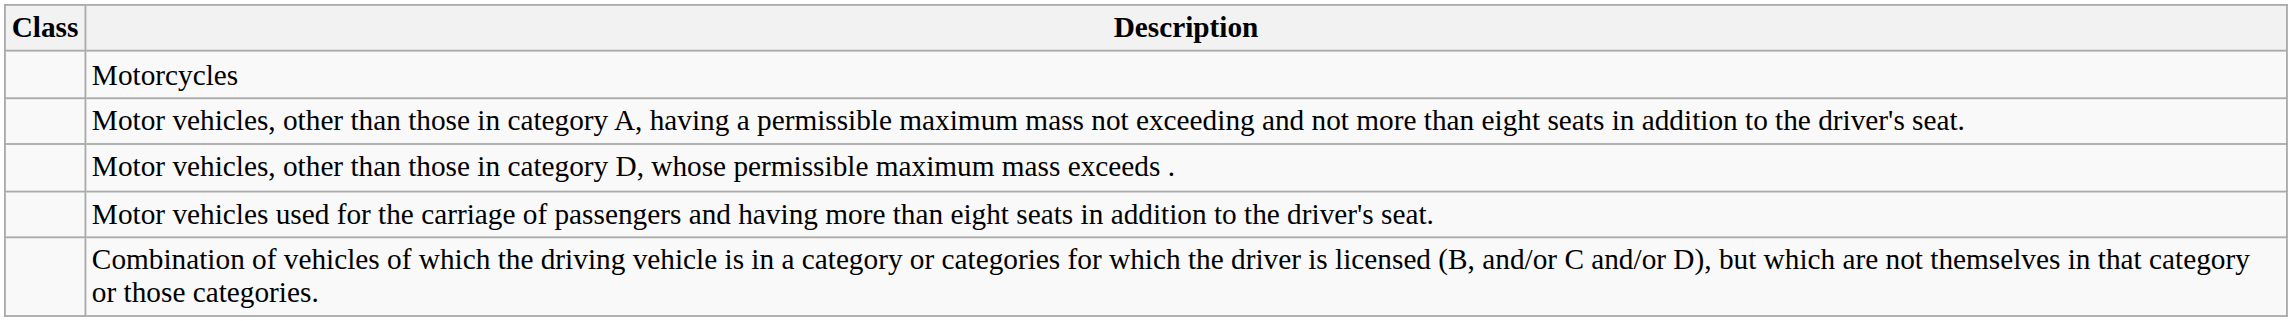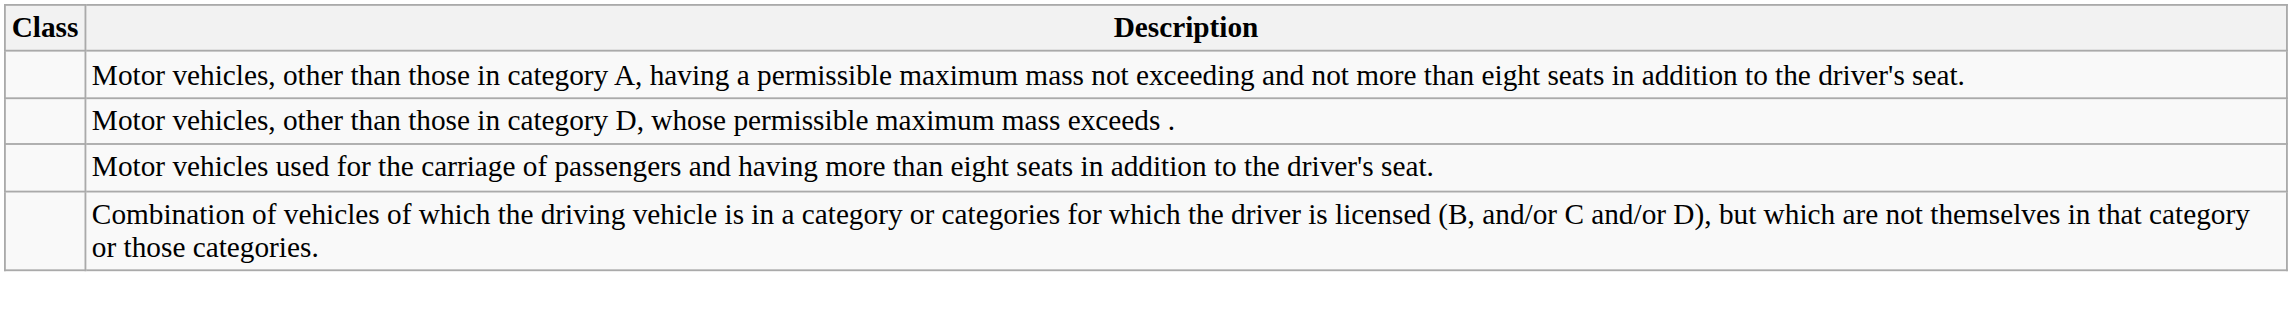- row: (165, 74)
